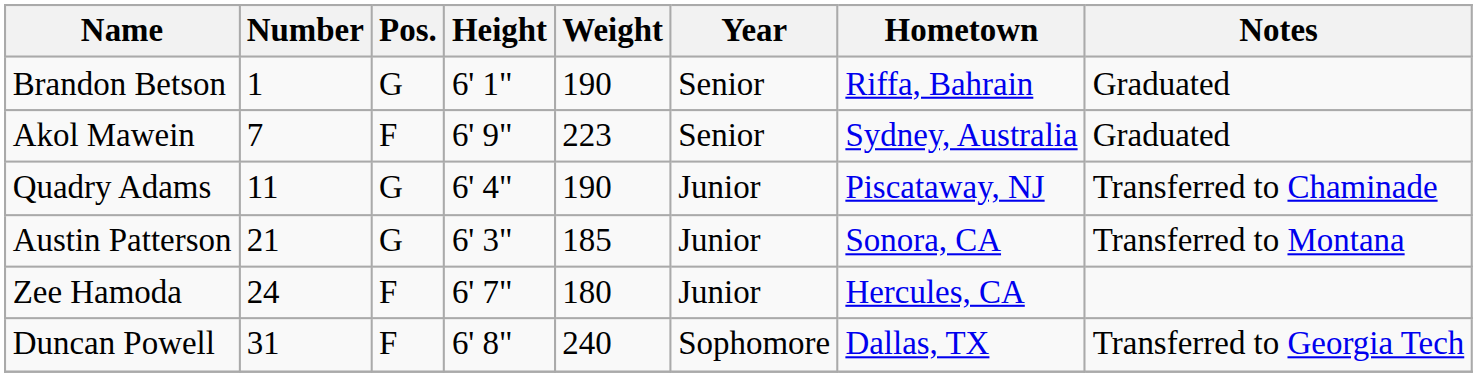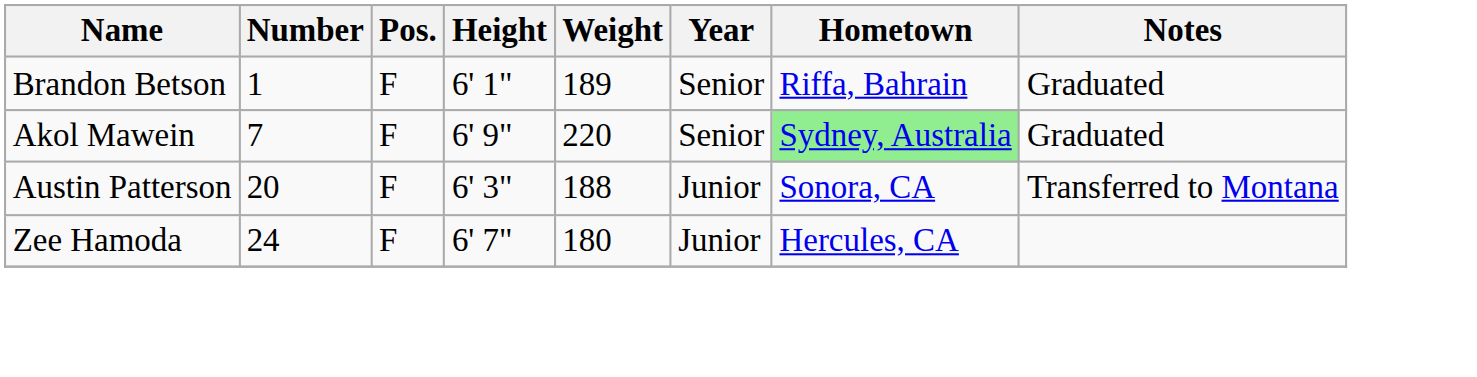(391, 82) G -> (388, 82) F
(587, 82) 190 -> (587, 82) 189
(587, 135) 223 -> (587, 135) 220
(961, 135) no background -> (896, 135) lightgreen background
- row: (112, 187)
(263, 239) 21 -> (263, 187) 20
(391, 239) G -> (388, 187) F
(587, 239) 185 -> (587, 187) 188
- row: (114, 344)
